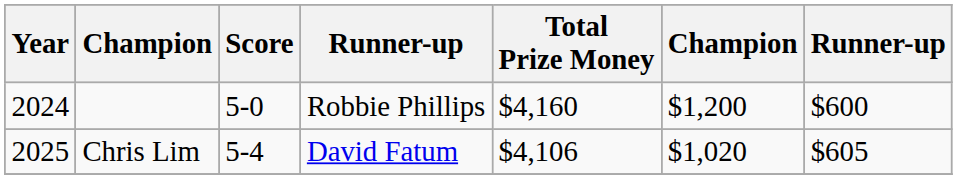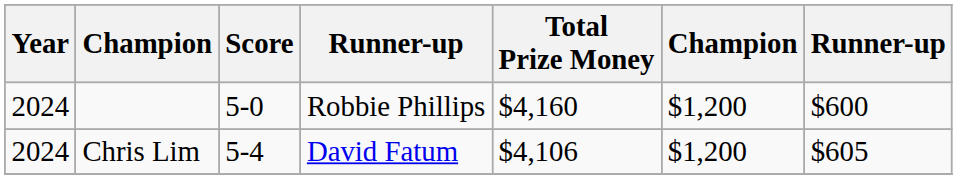(40, 151) 2025 -> (40, 151) 2024
(707, 151) $1,020 -> (707, 151) $1,200
